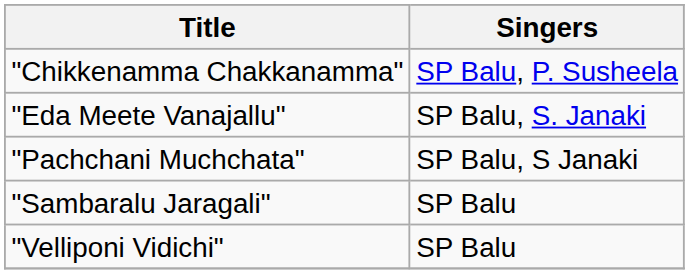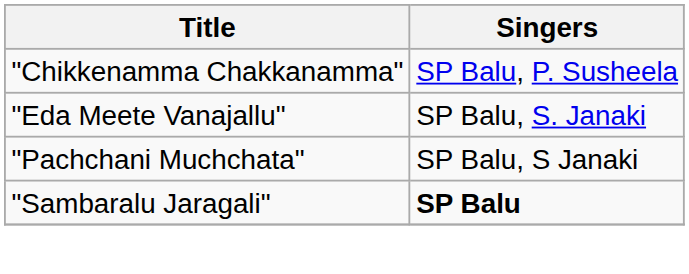(466, 203) normal -> (469, 203) bold
- row: (118, 247)
